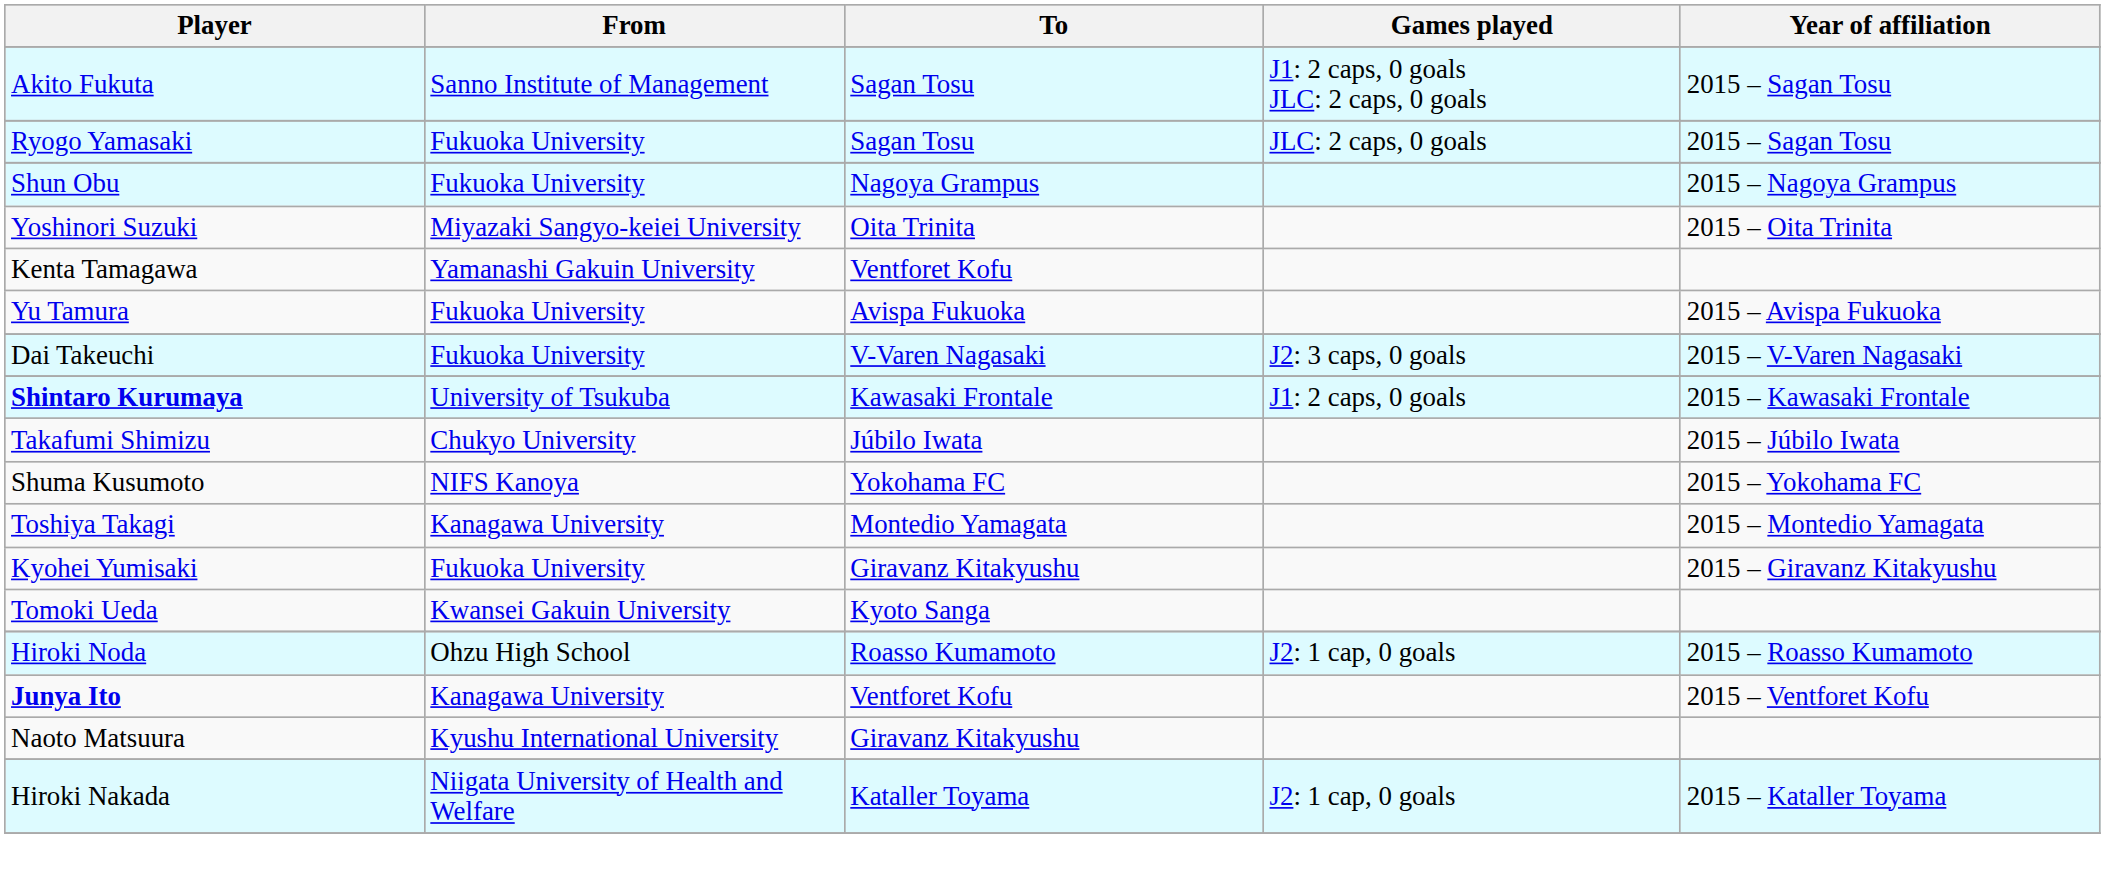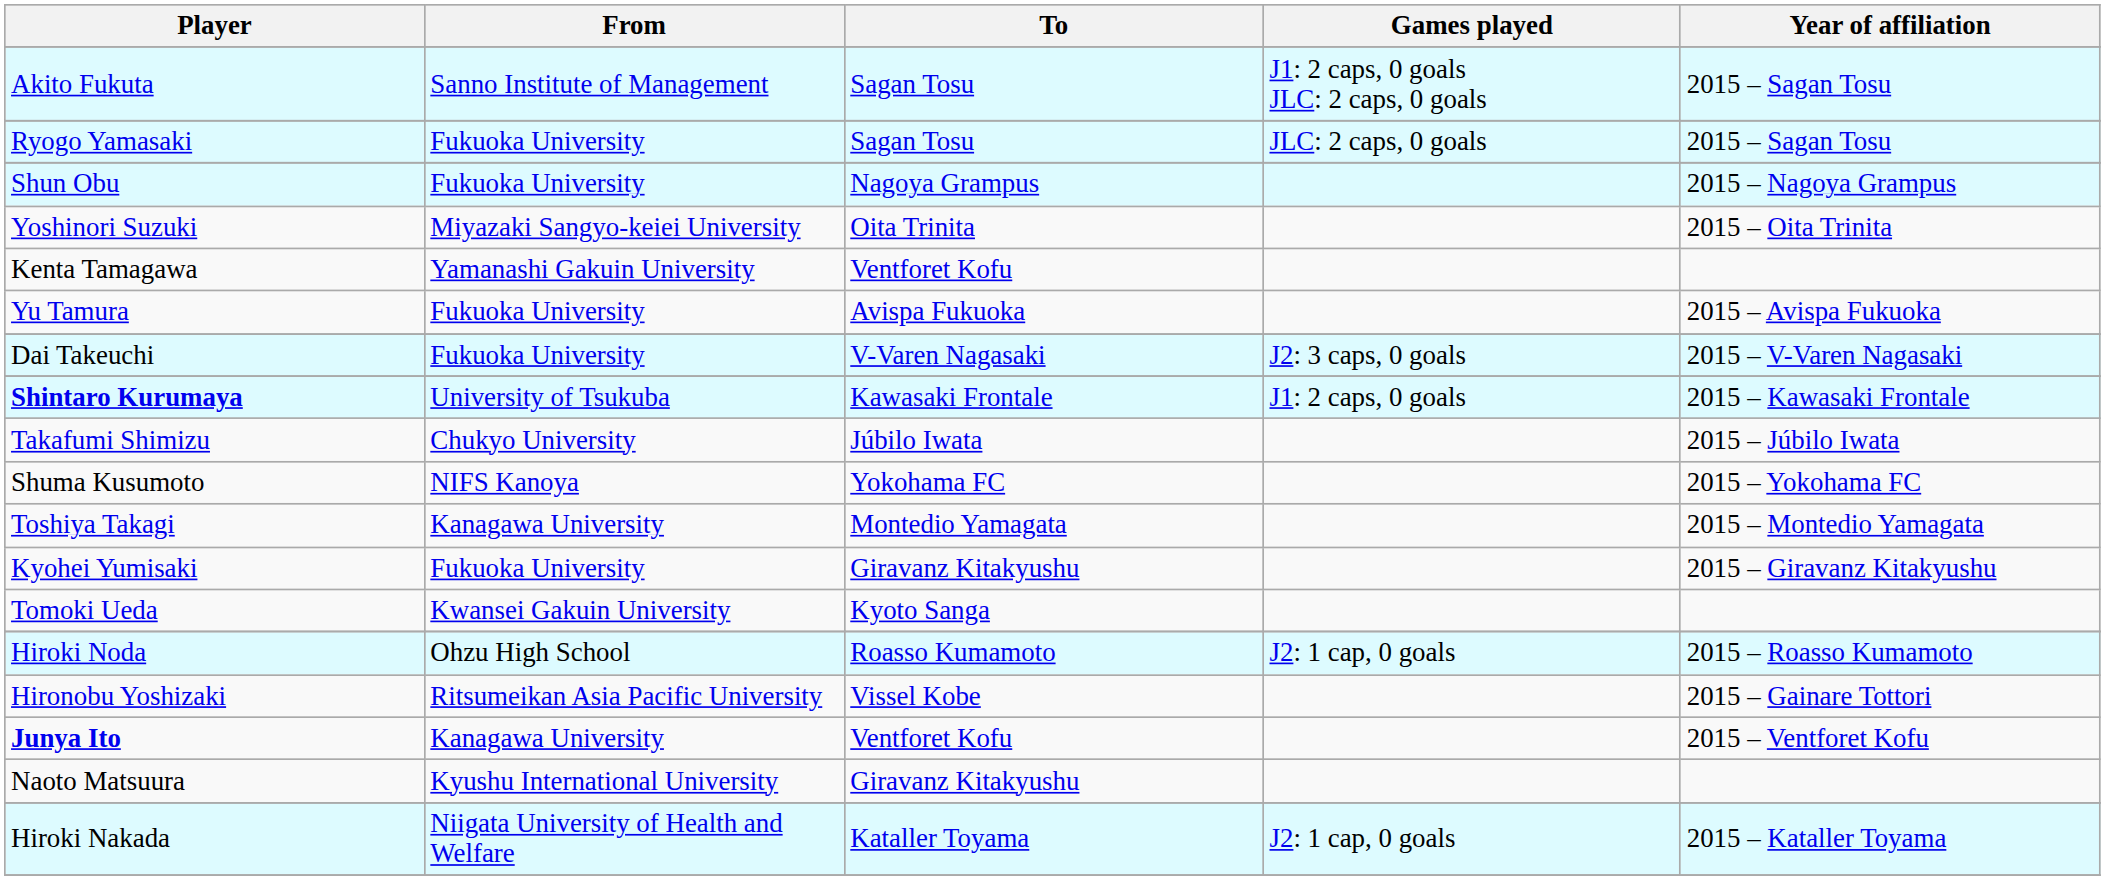+ row: (119, 695)
